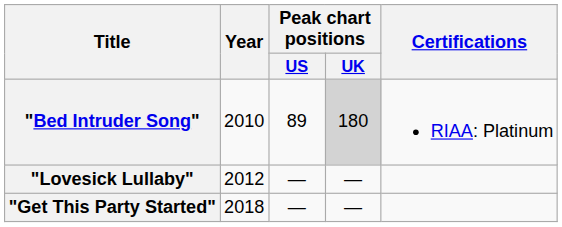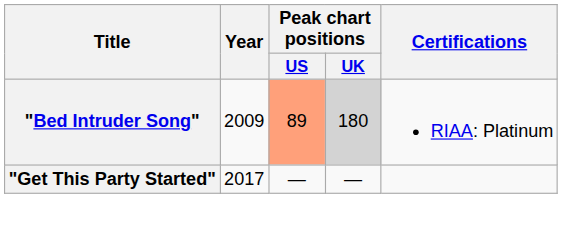(244, 121) 2010 -> (244, 121) 2009
(297, 121) no background -> (297, 121) lightsalmon background
- row: (112, 178)
(244, 207) 2018 -> (244, 178) 2017
